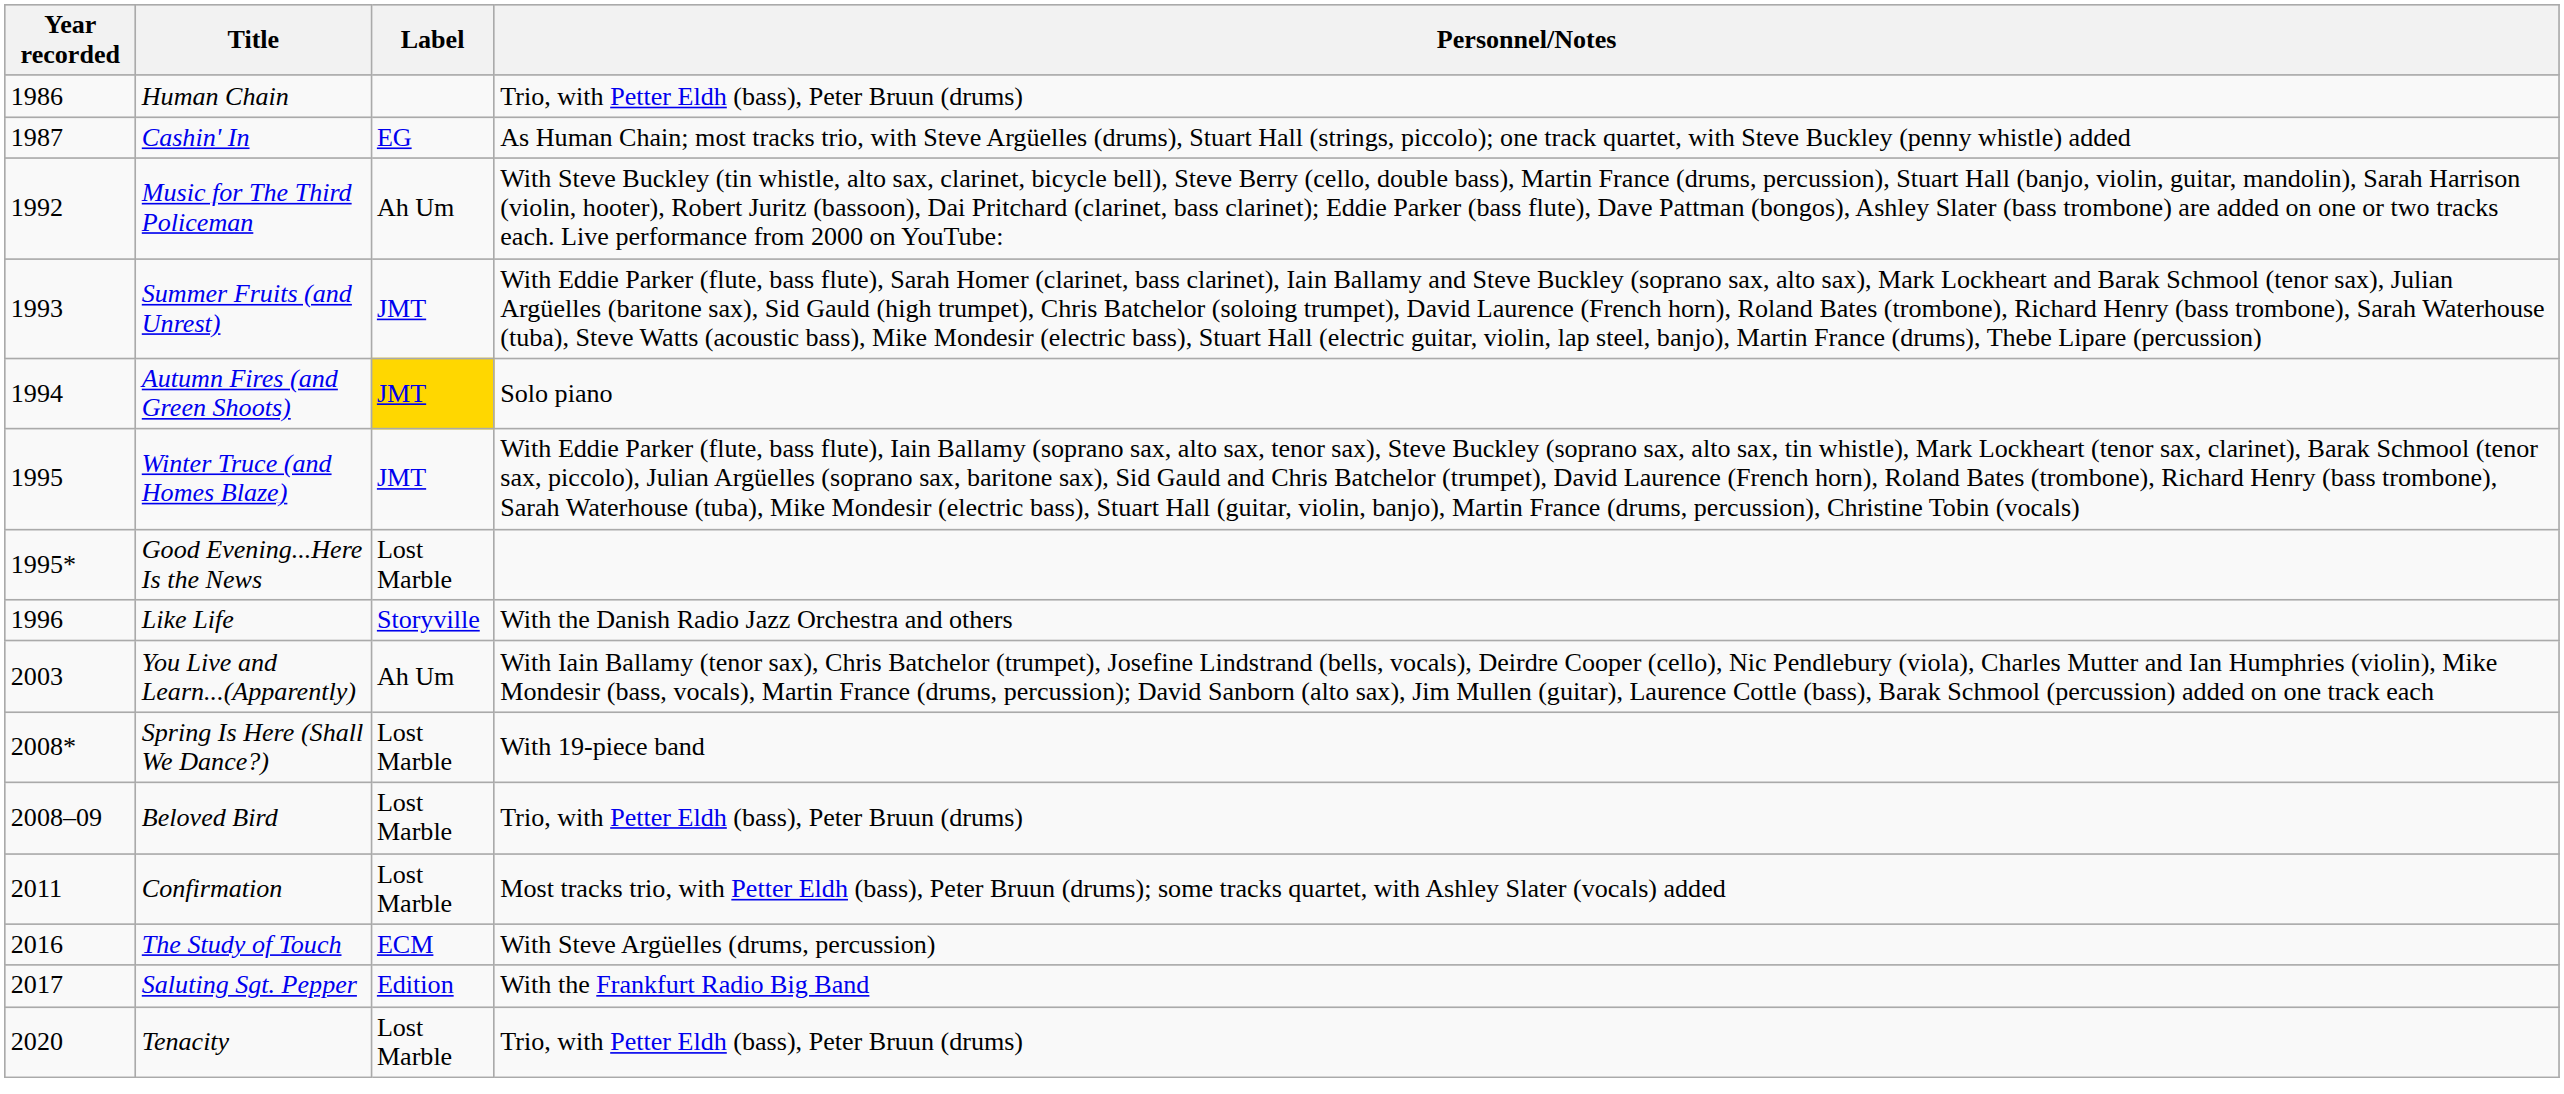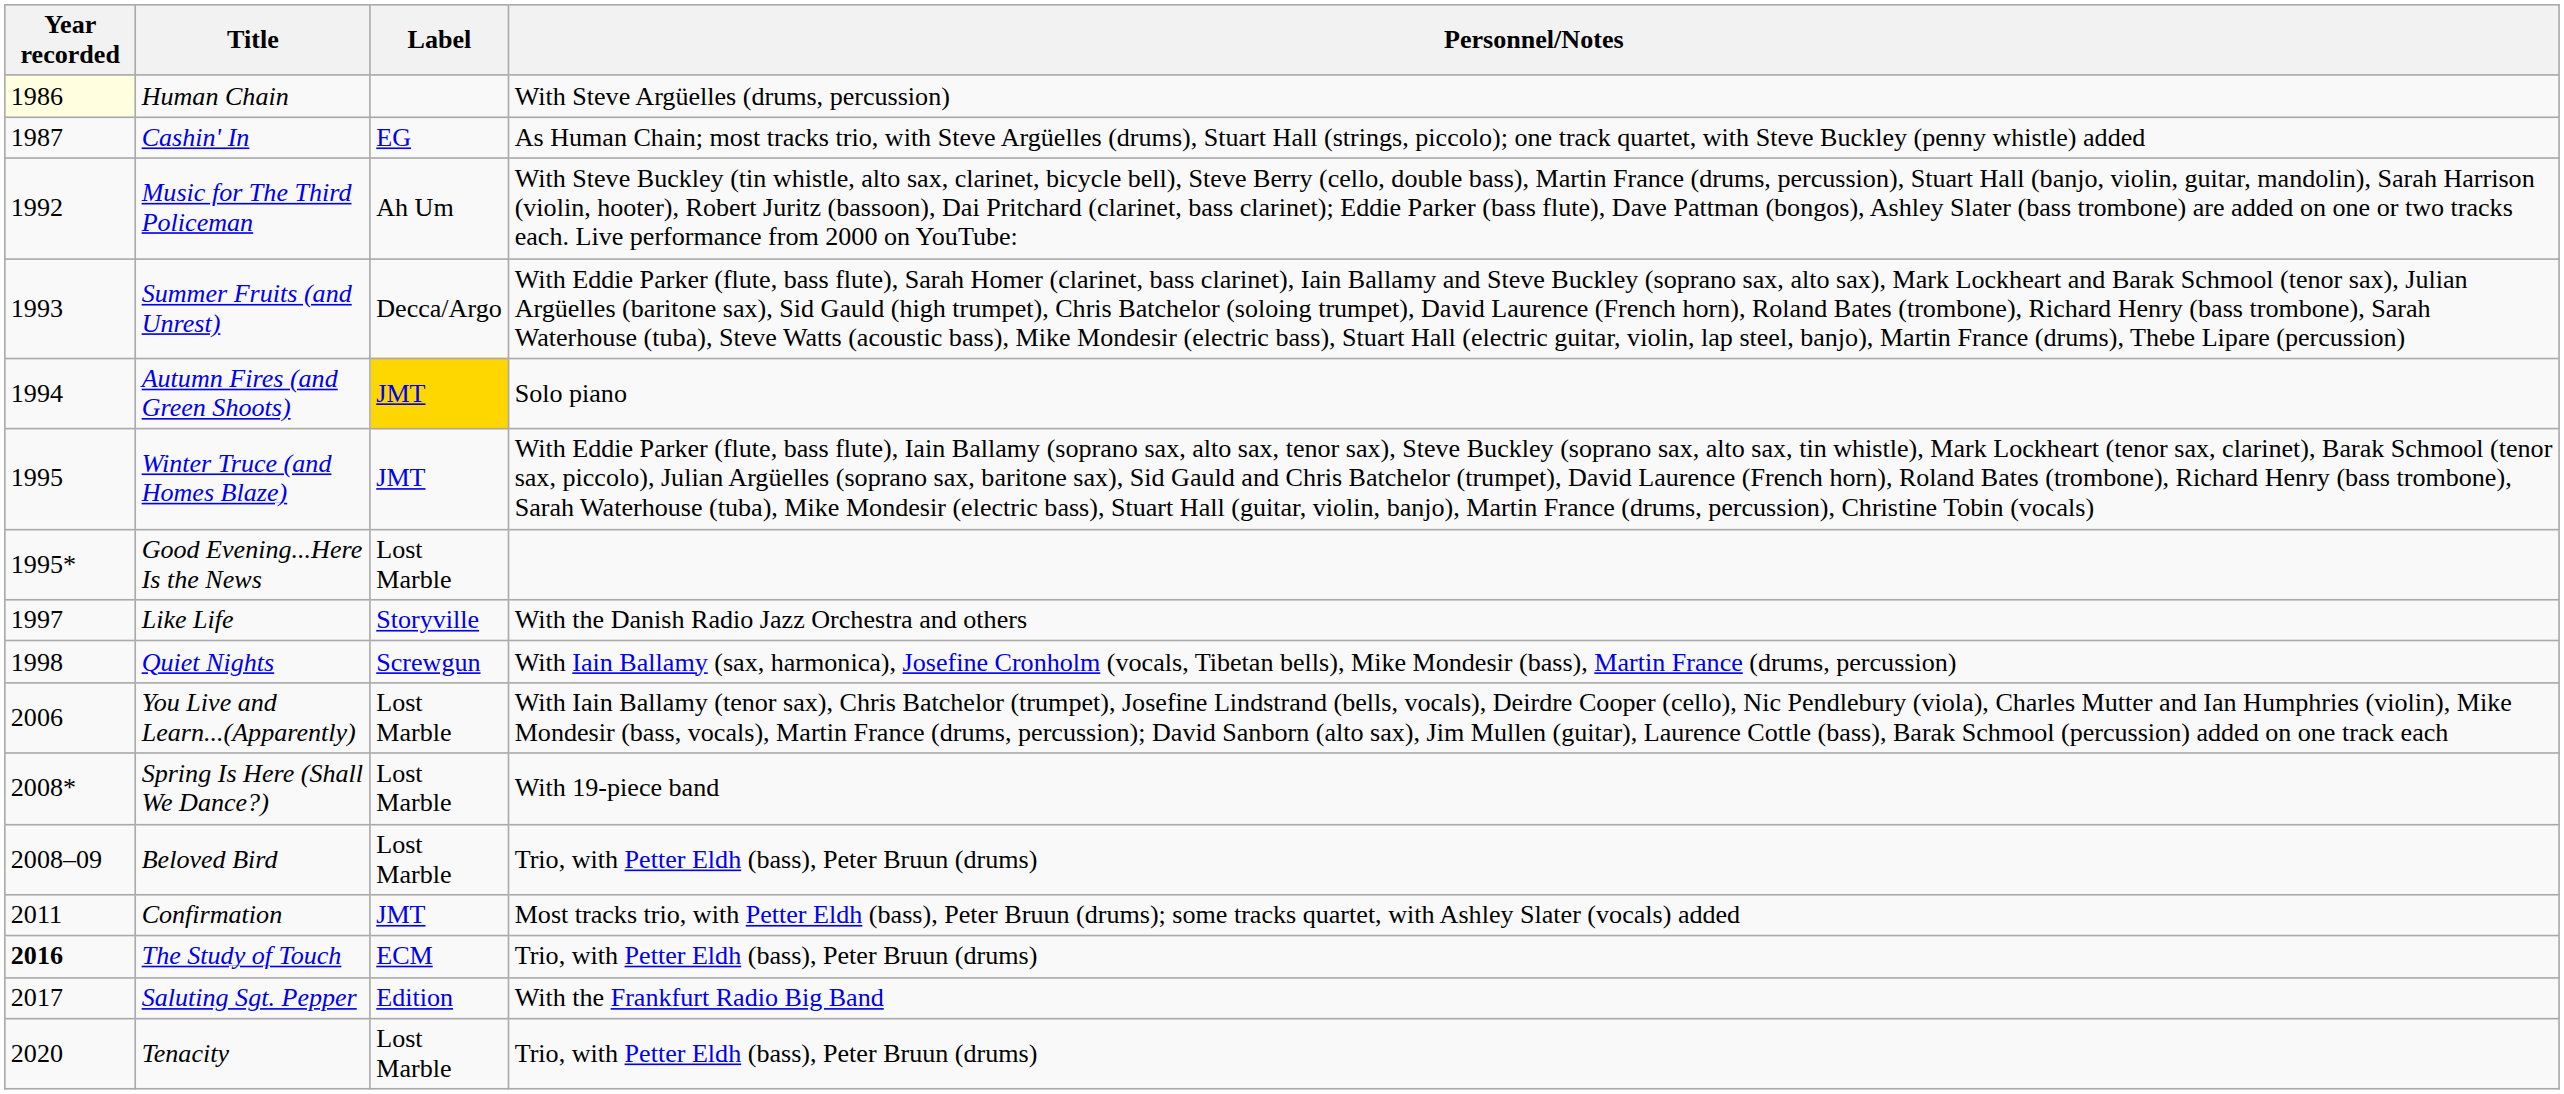(37, 95) no background -> (37, 95) lightyellow background
(762, 95) Trio, with Petter Eldh (bass), Peter Bruun (drums) -> (732, 95) With Steve Argüelles (drums, percussion)
(402, 307) JMT -> (439, 307) Decca/Argo
(37, 620) 1996 -> (37, 620) 1997
+ row: (208, 661)
(37, 676) 2003 -> (37, 717) 2006
(416, 676) Ah Um -> (414, 717) Lost Marble
(415, 888) Lost Marble -> (401, 914) JMT
(37, 944) normal -> (37, 956) bold
(718, 944) With Steve Argüelles (drums, percussion) -> (776, 956) Trio, with Petter Eldh (bass), Peter Bruun (drums)
